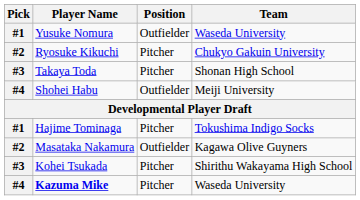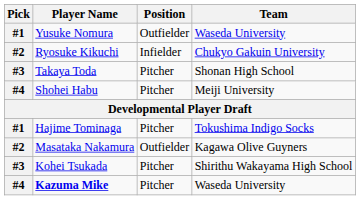(157, 52) Pitcher -> (160, 52) Infielder
(164, 90) Outfielder -> (157, 90) Pitcher
